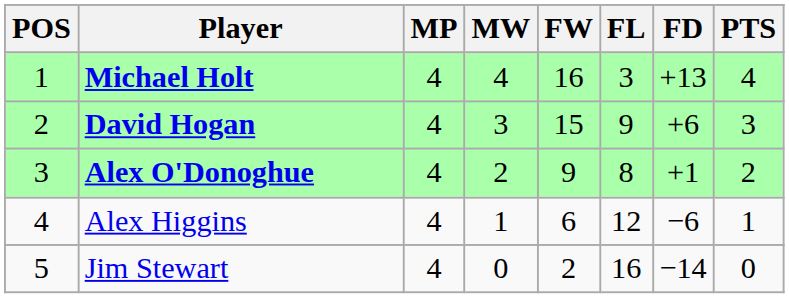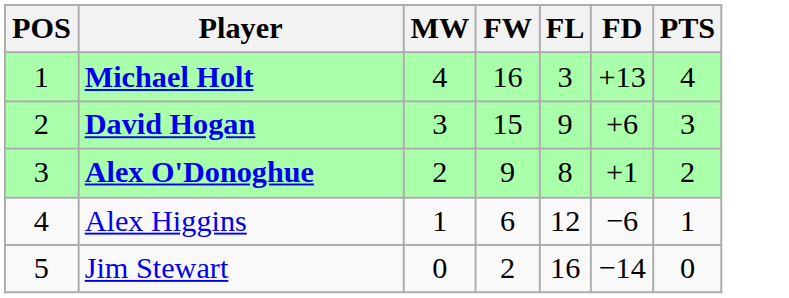- column: (434, 28)
